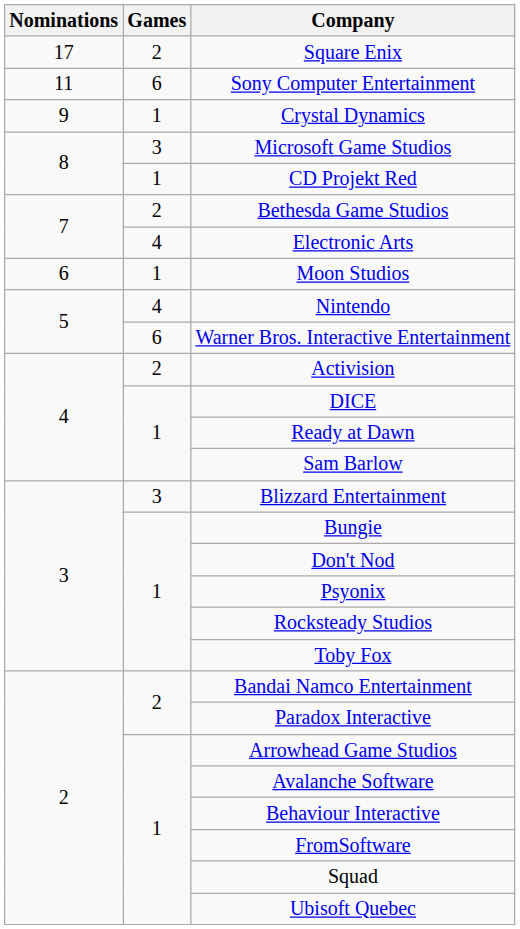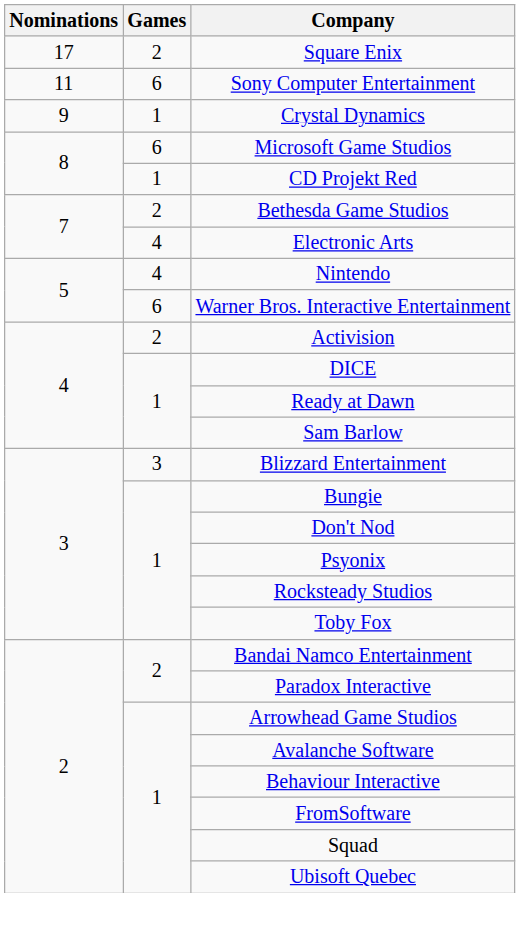(157, 147) 3 -> (157, 147) 6
- row: (353, 274)
